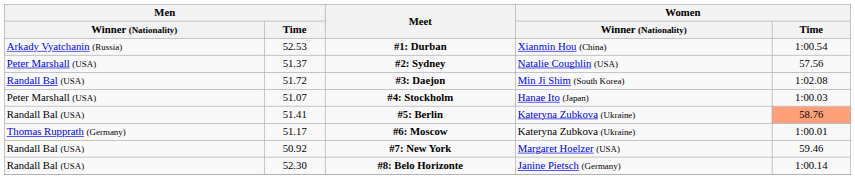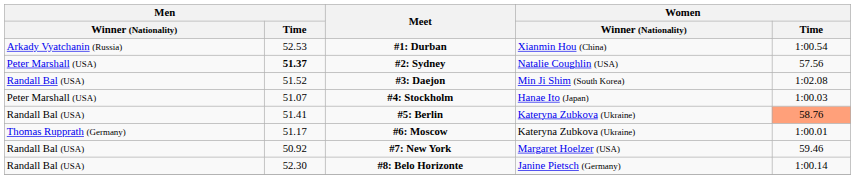(295, 64) normal -> (295, 64) bold
(295, 81) 51.72 -> (295, 81) 51.52
